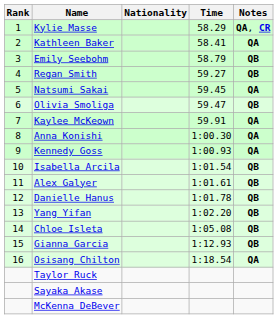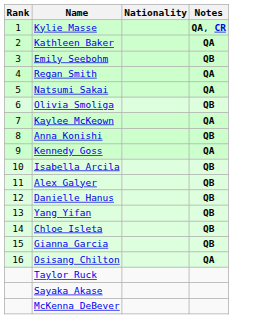- column: (212, 12)
(253, 74) QB -> (209, 74) QA
(253, 136) QA -> (209, 136) QB
